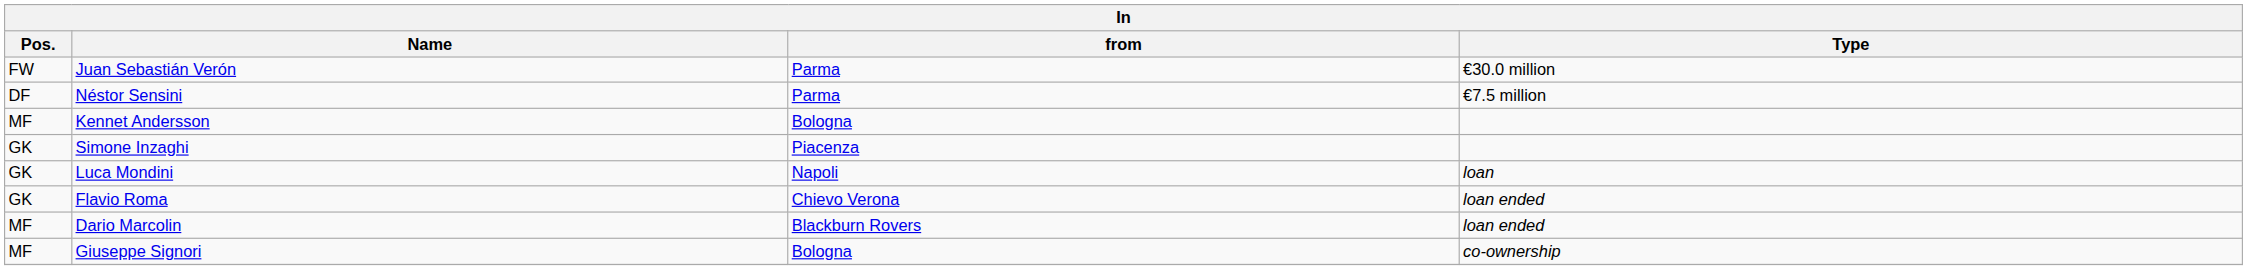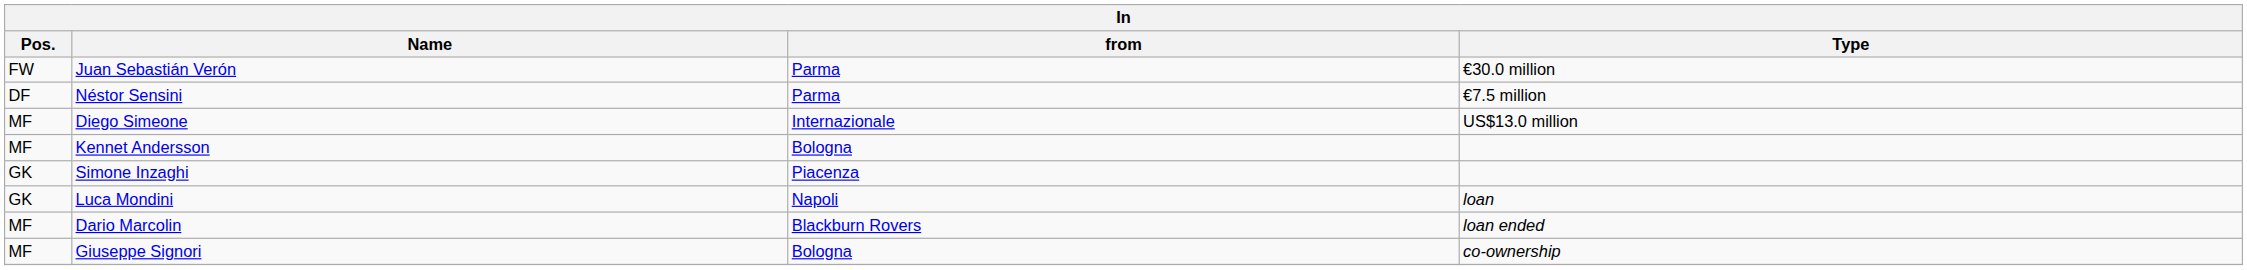+ row: (132, 122)
- row: (122, 199)
